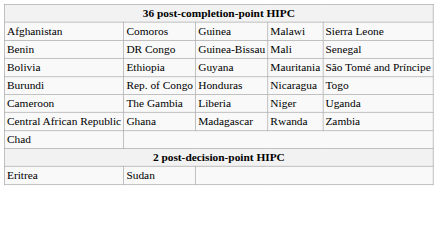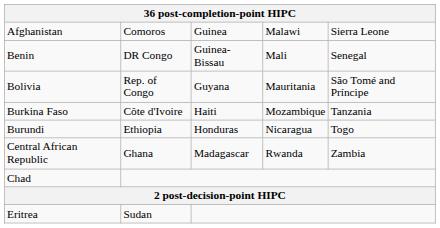(146, 67) Ethiopia -> (140, 86) Rep. of Congo
+ row: (37, 111)
(160, 85) Rep. of Congo -> (143, 129) Ethiopia
- row: (31, 103)
